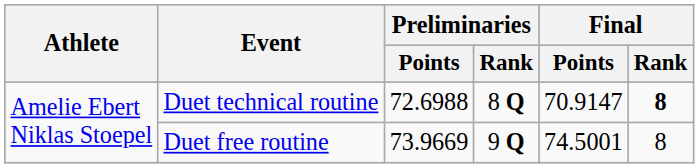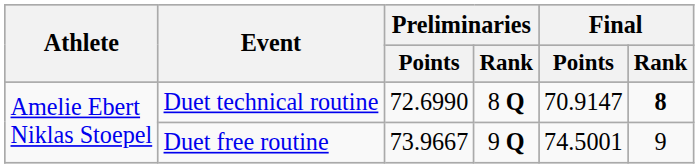(429, 102) 72.6988 -> (429, 102) 72.6990
(429, 142) 73.9669 -> (429, 142) 73.9667
(661, 142) 8 -> (661, 142) 9
